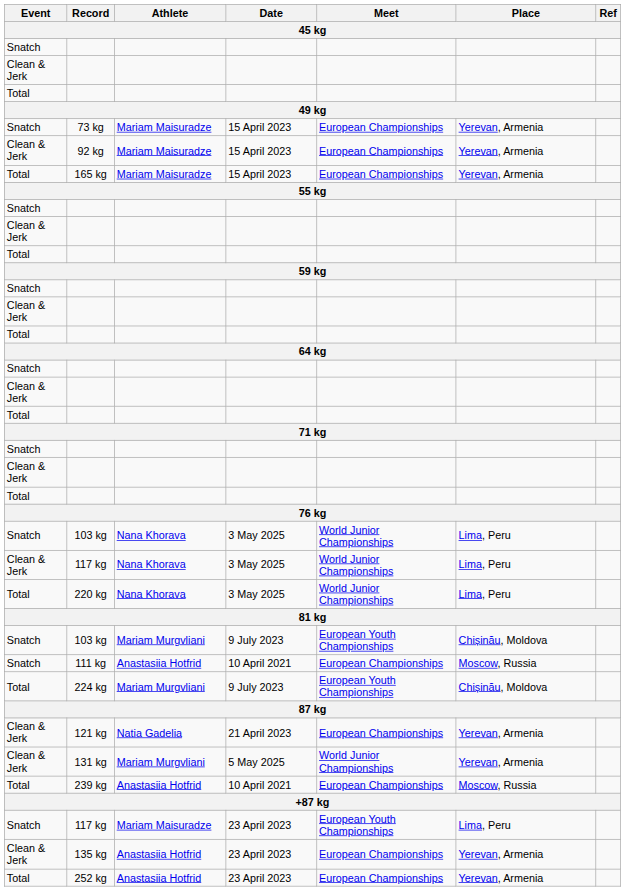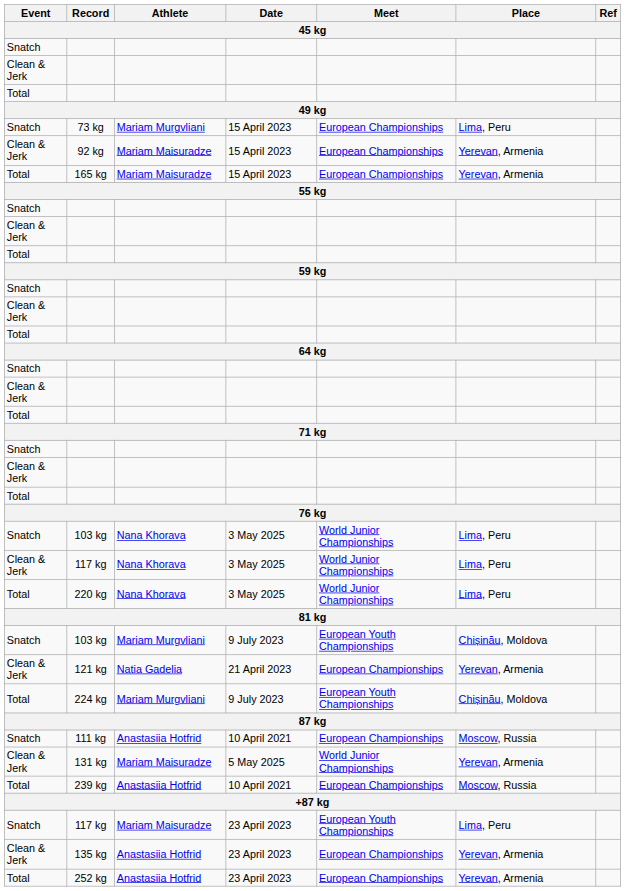(164, 128) Mariam Maisuradze -> (161, 128) Mariam Murgvliani
(501, 128) Yerevan, Armenia -> (485, 128) Lima, Peru
rows swapped: (26, 733) <-> (24, 663)
(161, 762) Mariam Murgvliani -> (164, 762) Mariam Maisuradze
